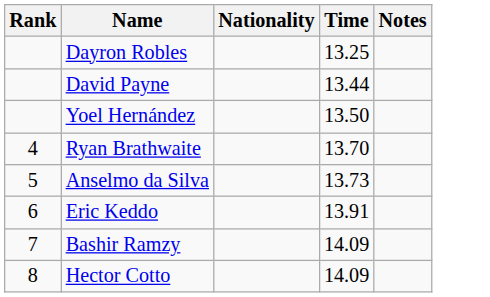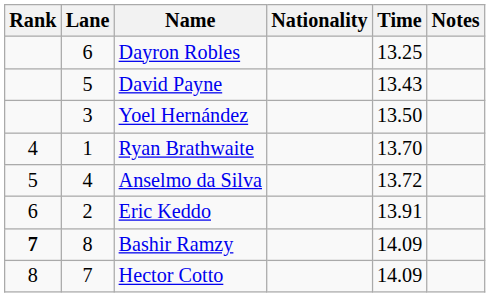+ column: (87, 20)
(347, 84) 13.44 -> (400, 84) 13.43
(347, 180) 13.73 -> (400, 180) 13.72
(33, 244) normal -> (33, 244) bold
